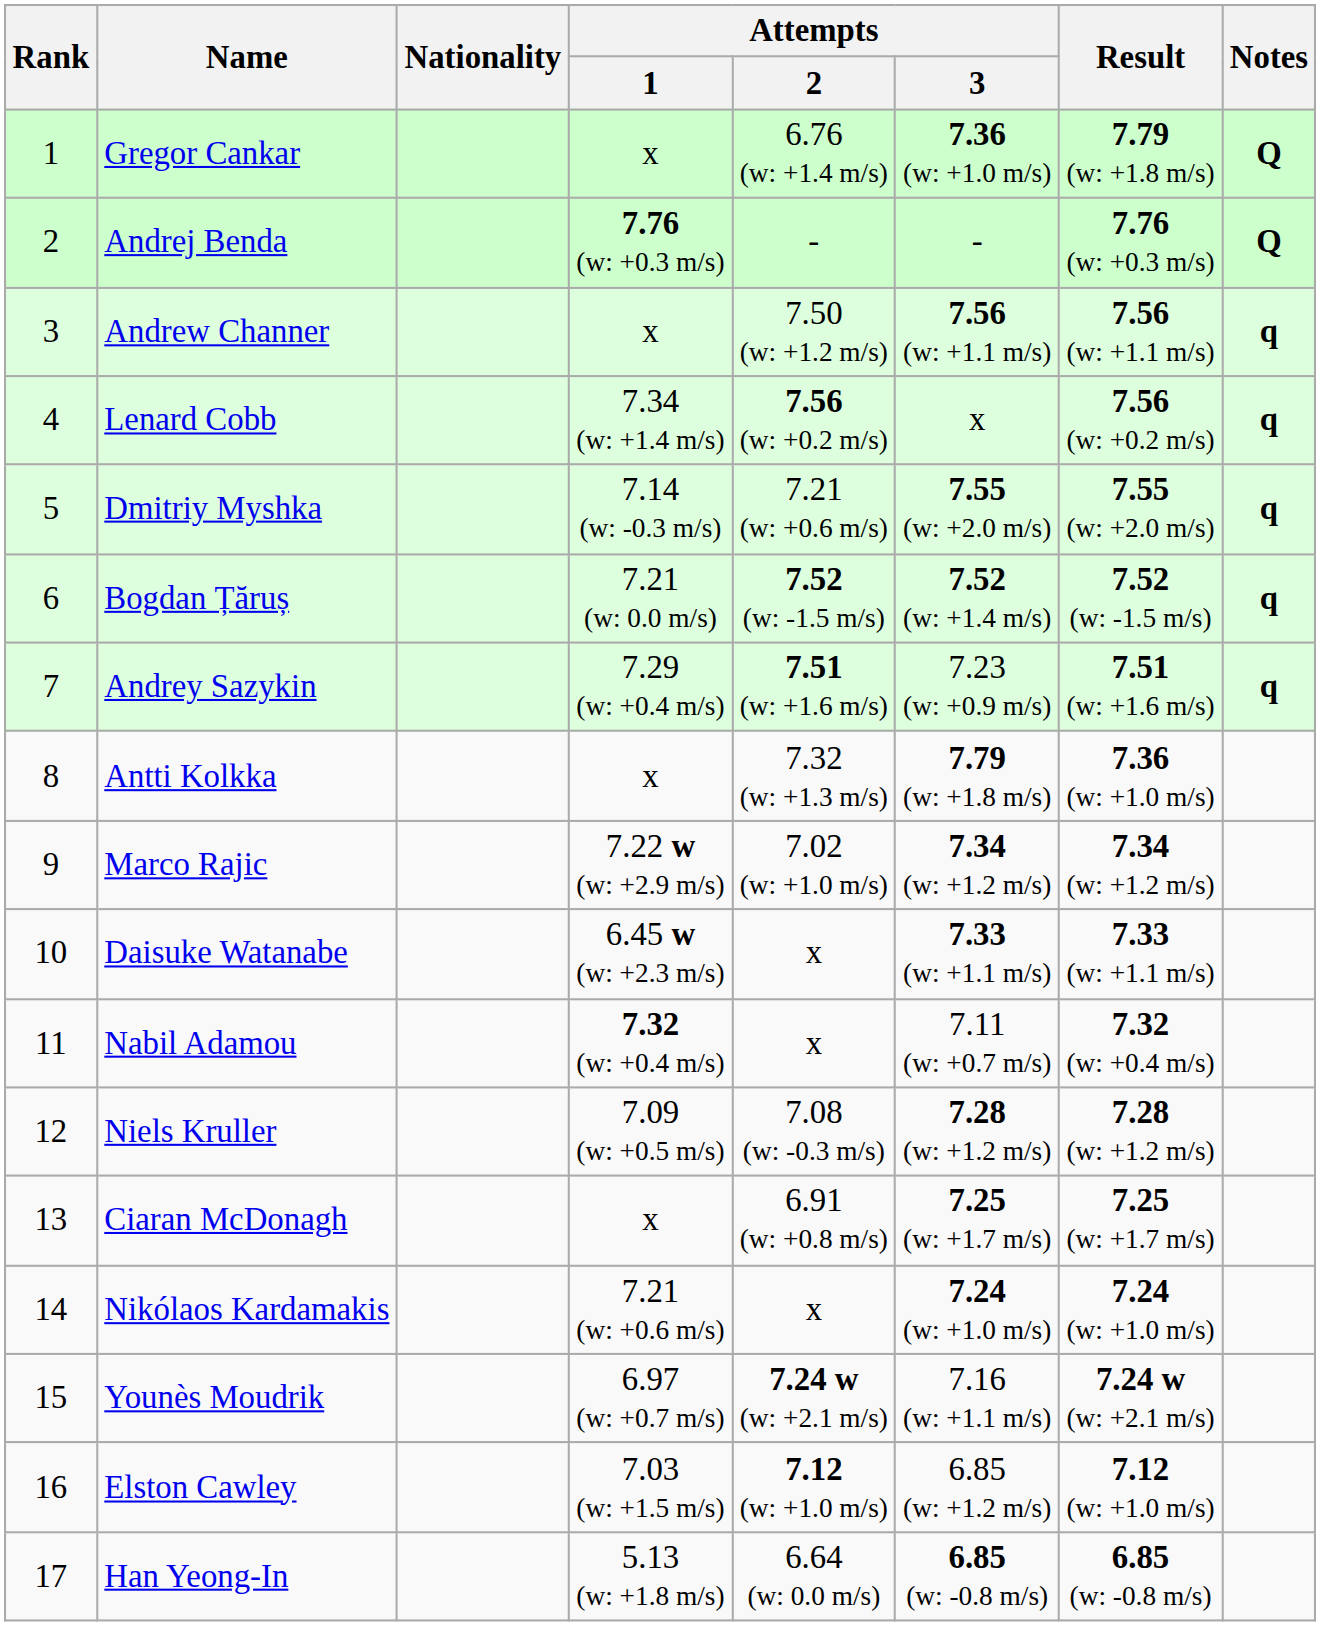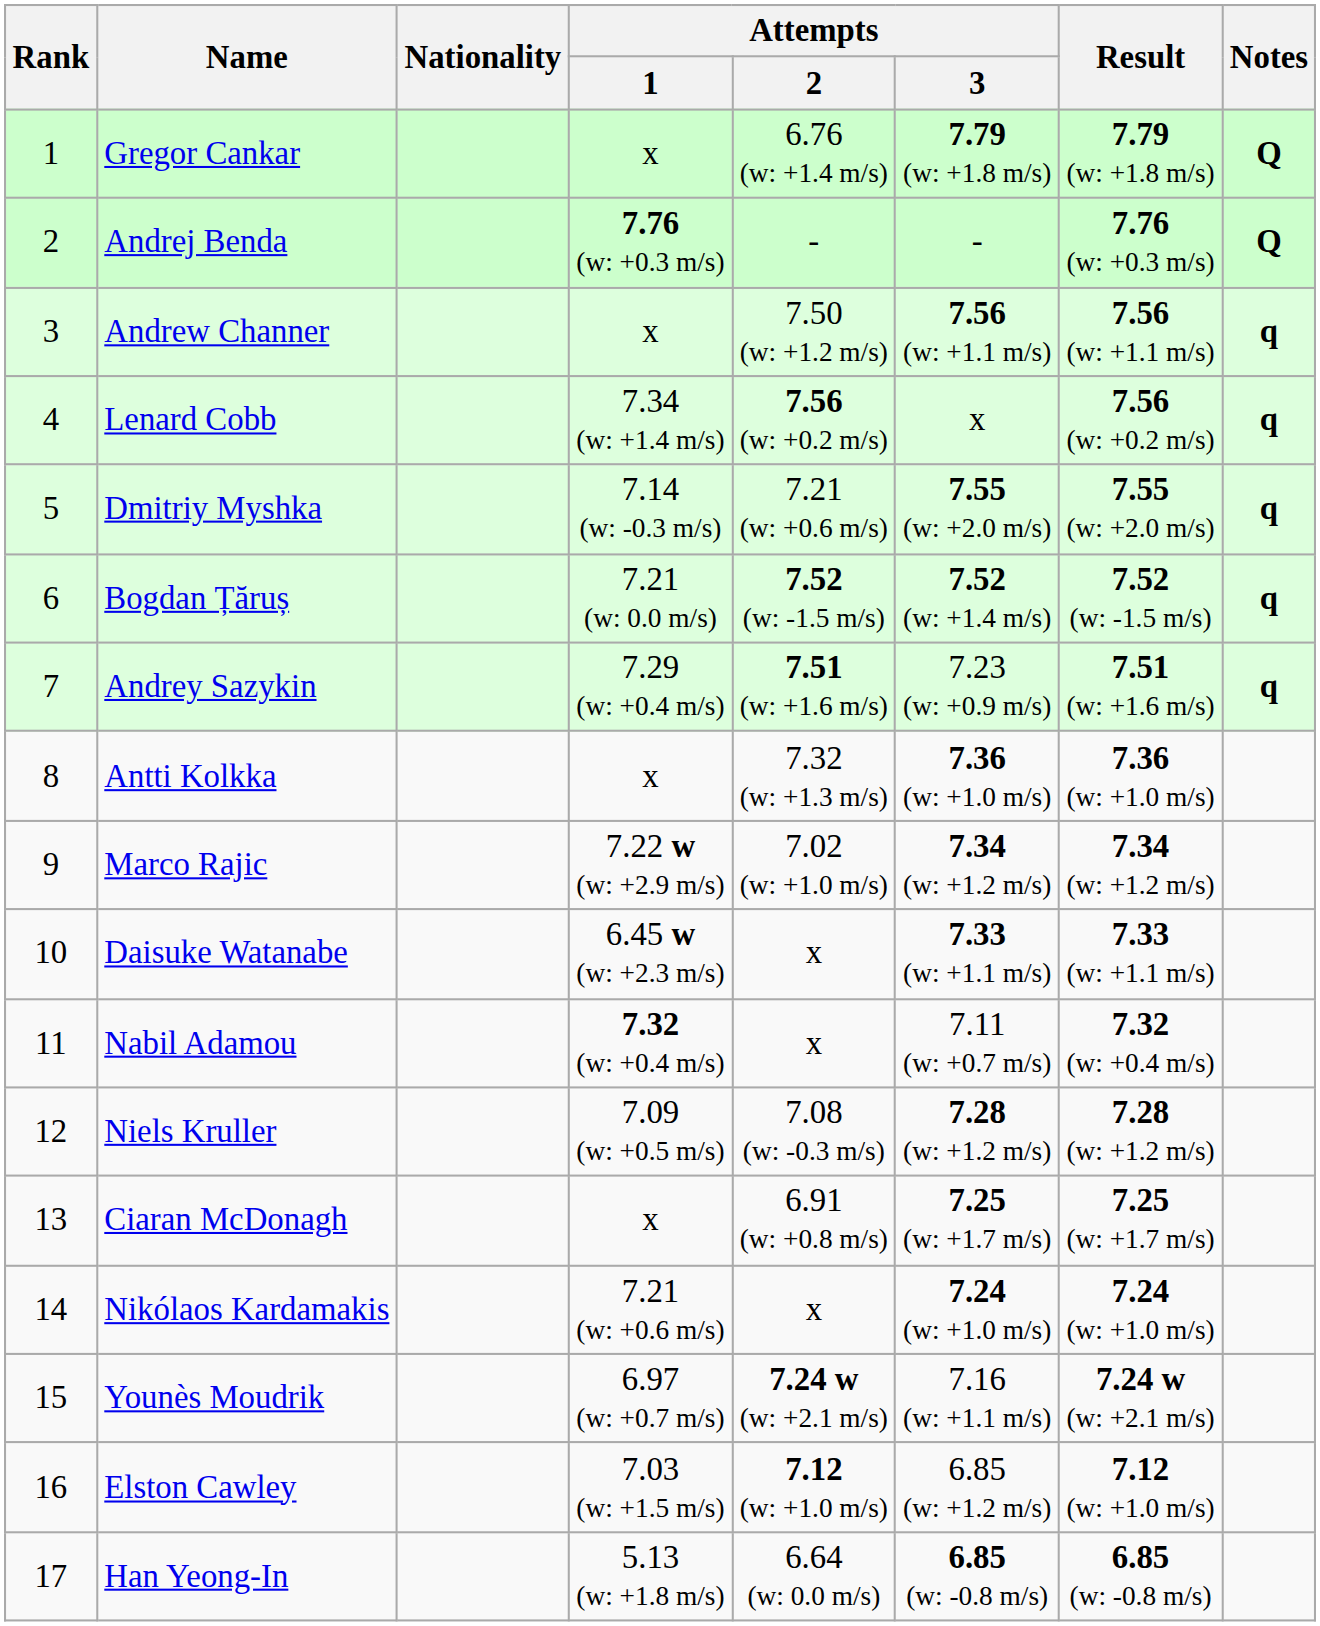(977, 152) 7.36 (w: +1.0 m/s) -> (977, 152) 7.79 (w: +1.8 m/s)
(977, 775) 7.79 (w: +1.8 m/s) -> (977, 775) 7.36 (w: +1.0 m/s)
